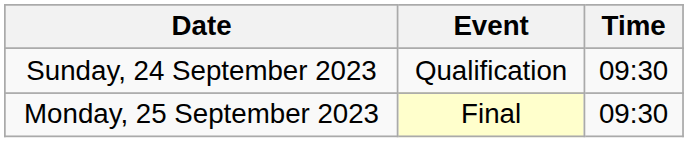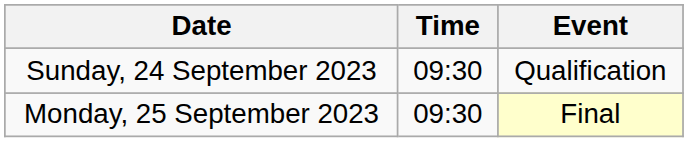columns swapped: (634, 26) <-> (491, 26)
